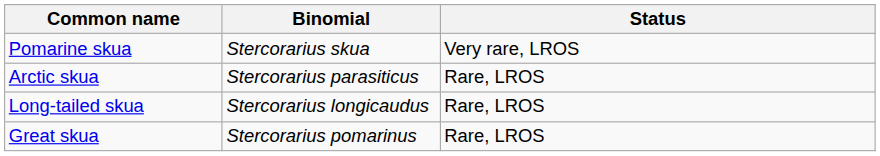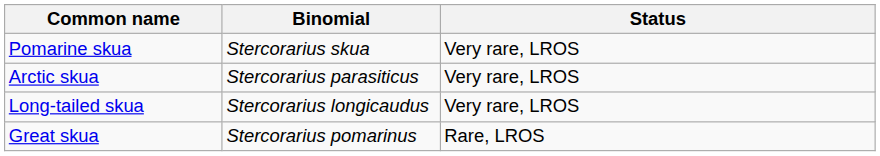(494, 77) Rare, LROS -> (512, 77) Very rare, LROS
(494, 106) Rare, LROS -> (512, 106) Very rare, LROS
